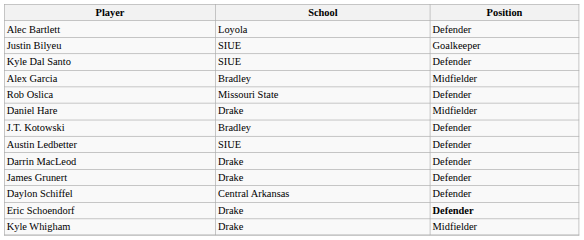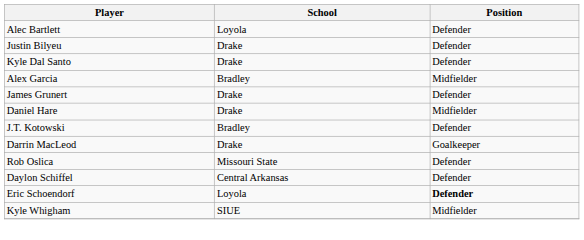(230, 45) SIUE -> (230, 45) Drake
(457, 45) Goalkeeper -> (451, 45) Defender
(230, 62) SIUE -> (230, 62) Drake
rows swapped: (37, 177) <-> (30, 95)
- row: (42, 144)
(452, 161) Defender -> (456, 144) Goalkeeper
(231, 210) Drake -> (232, 194) Loyola
(231, 227) Drake -> (229, 210) SIUE
